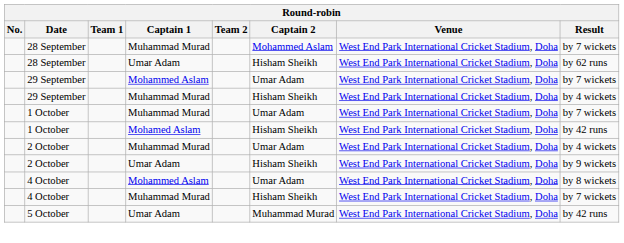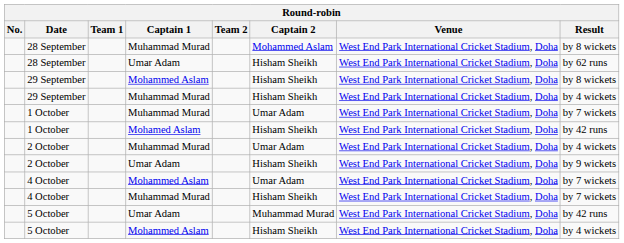(589, 46) by 7 wickets -> (589, 46) by 8 wickets
(278, 79) Umar Adam -> (285, 79) Hisham Sheikh
(589, 79) by 7 wickets -> (589, 79) by 8 wickets
(589, 180) by 8 wickets -> (589, 180) by 7 wickets
+ row: (48, 230)
